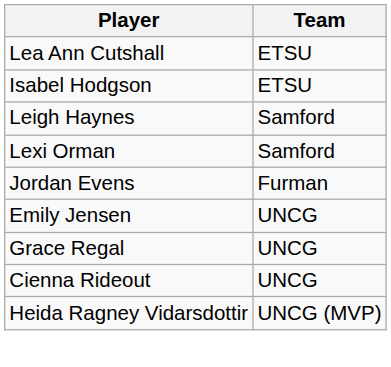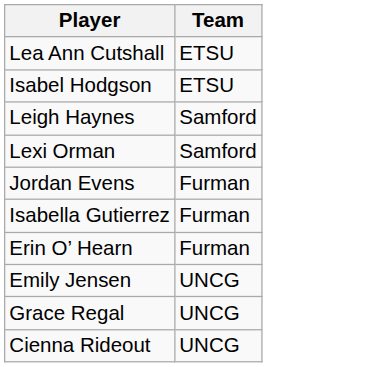+ row: (90, 215)
+ row: (71, 248)
- row: (129, 313)
